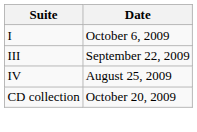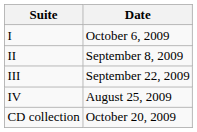+ row: (12, 55)
